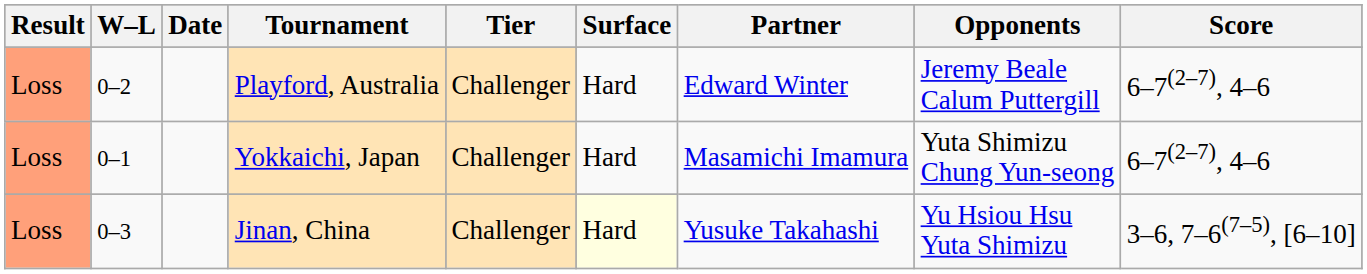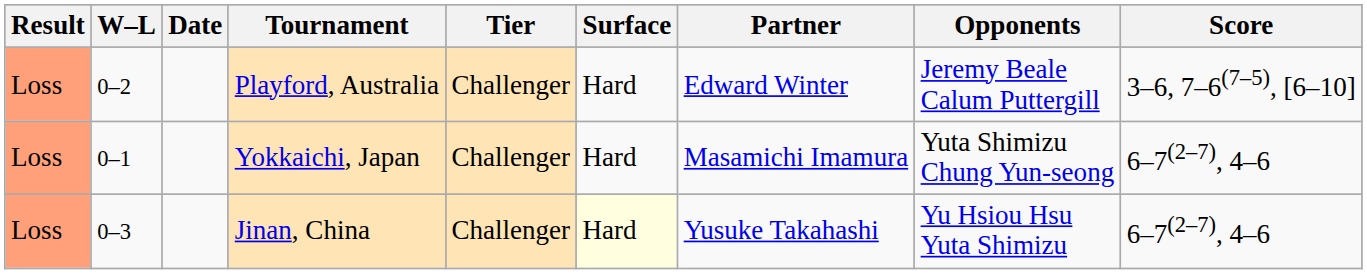(1198, 84) 6–7(2–7), 4–6 -> (1241, 84) 3–6, 7–6(7–5), [6–10]
(1241, 230) 3–6, 7–6(7–5), [6–10] -> (1198, 230) 6–7(2–7), 4–6
